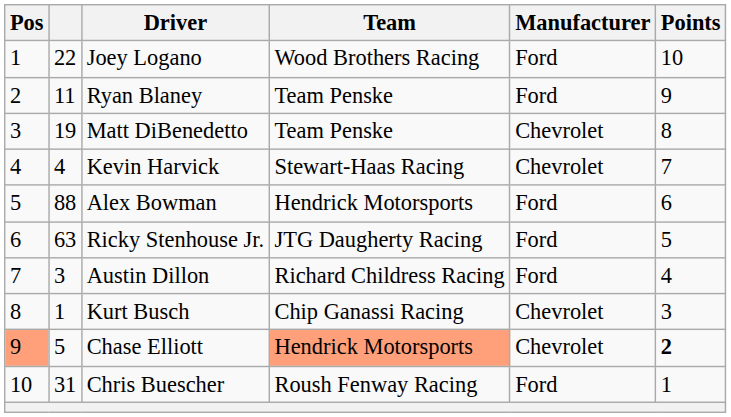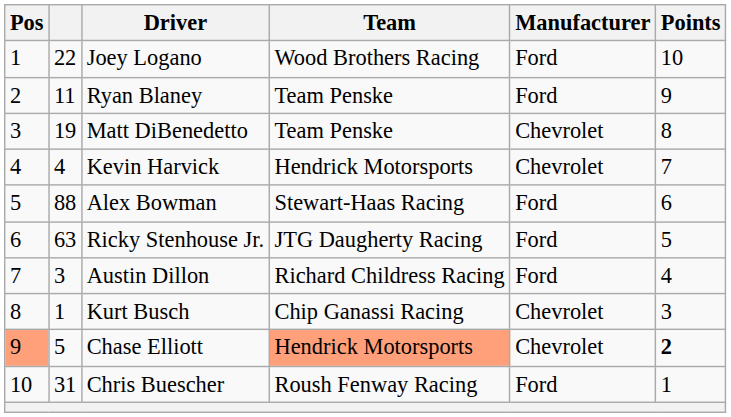(369, 166) Stewart-Haas Racing -> (374, 166) Hendrick Motorsports
(374, 202) Hendrick Motorsports -> (369, 202) Stewart-Haas Racing
